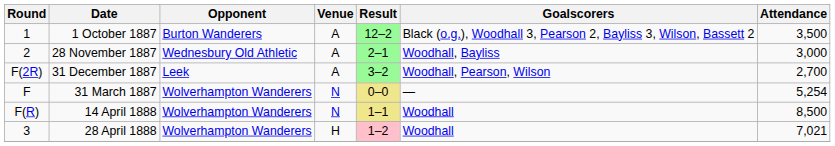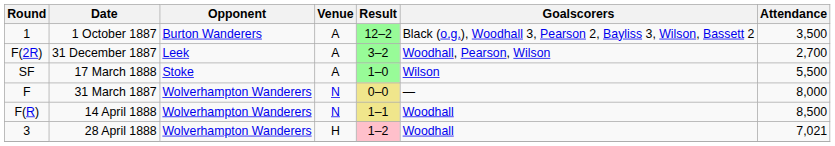- row: (104, 53)
+ row: (116, 72)
(812, 92) 5,254 -> (812, 92) 8,000
